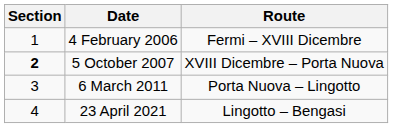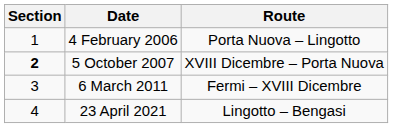(284, 39) Fermi – XVIII Dicembre -> (284, 39) Porta Nuova – Lingotto
(284, 87) Porta Nuova – Lingotto -> (284, 87) Fermi – XVIII Dicembre
